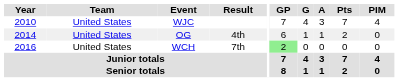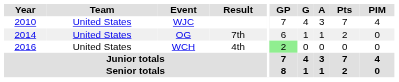(238, 34) 4th -> (238, 34) 7th
(238, 46) 7th -> (238, 46) 4th
